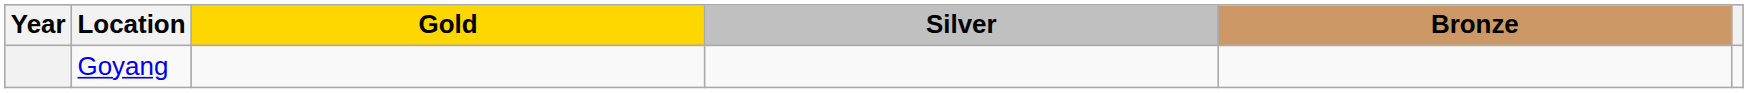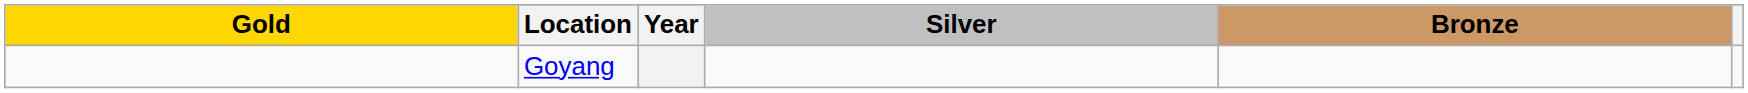columns swapped: (38, 25) <-> (448, 25)
